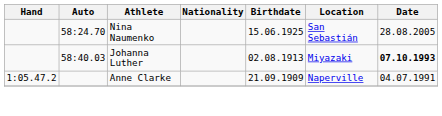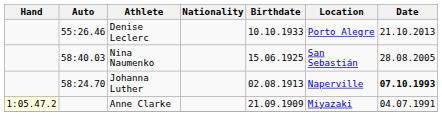+ row: (129, 32)
(83, 32) 58:24.70 -> (83, 58) 58:40.03
(83, 58) 58:40.03 -> (83, 84) 58:24.70
(330, 58) Miyazaki -> (336, 84) Naperville
(32, 78) no background -> (32, 104) lightyellow background
(336, 78) Naperville -> (330, 104) Miyazaki
